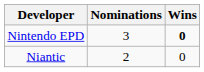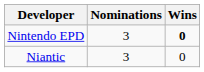(126, 56) 2 -> (126, 56) 3
